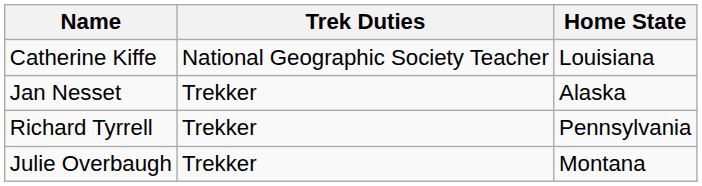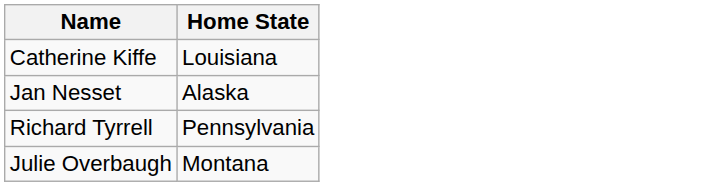- column: (365, 22)
